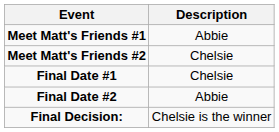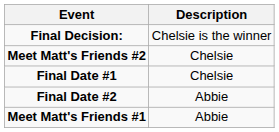rows swapped: (77, 35) <-> (77, 117)
